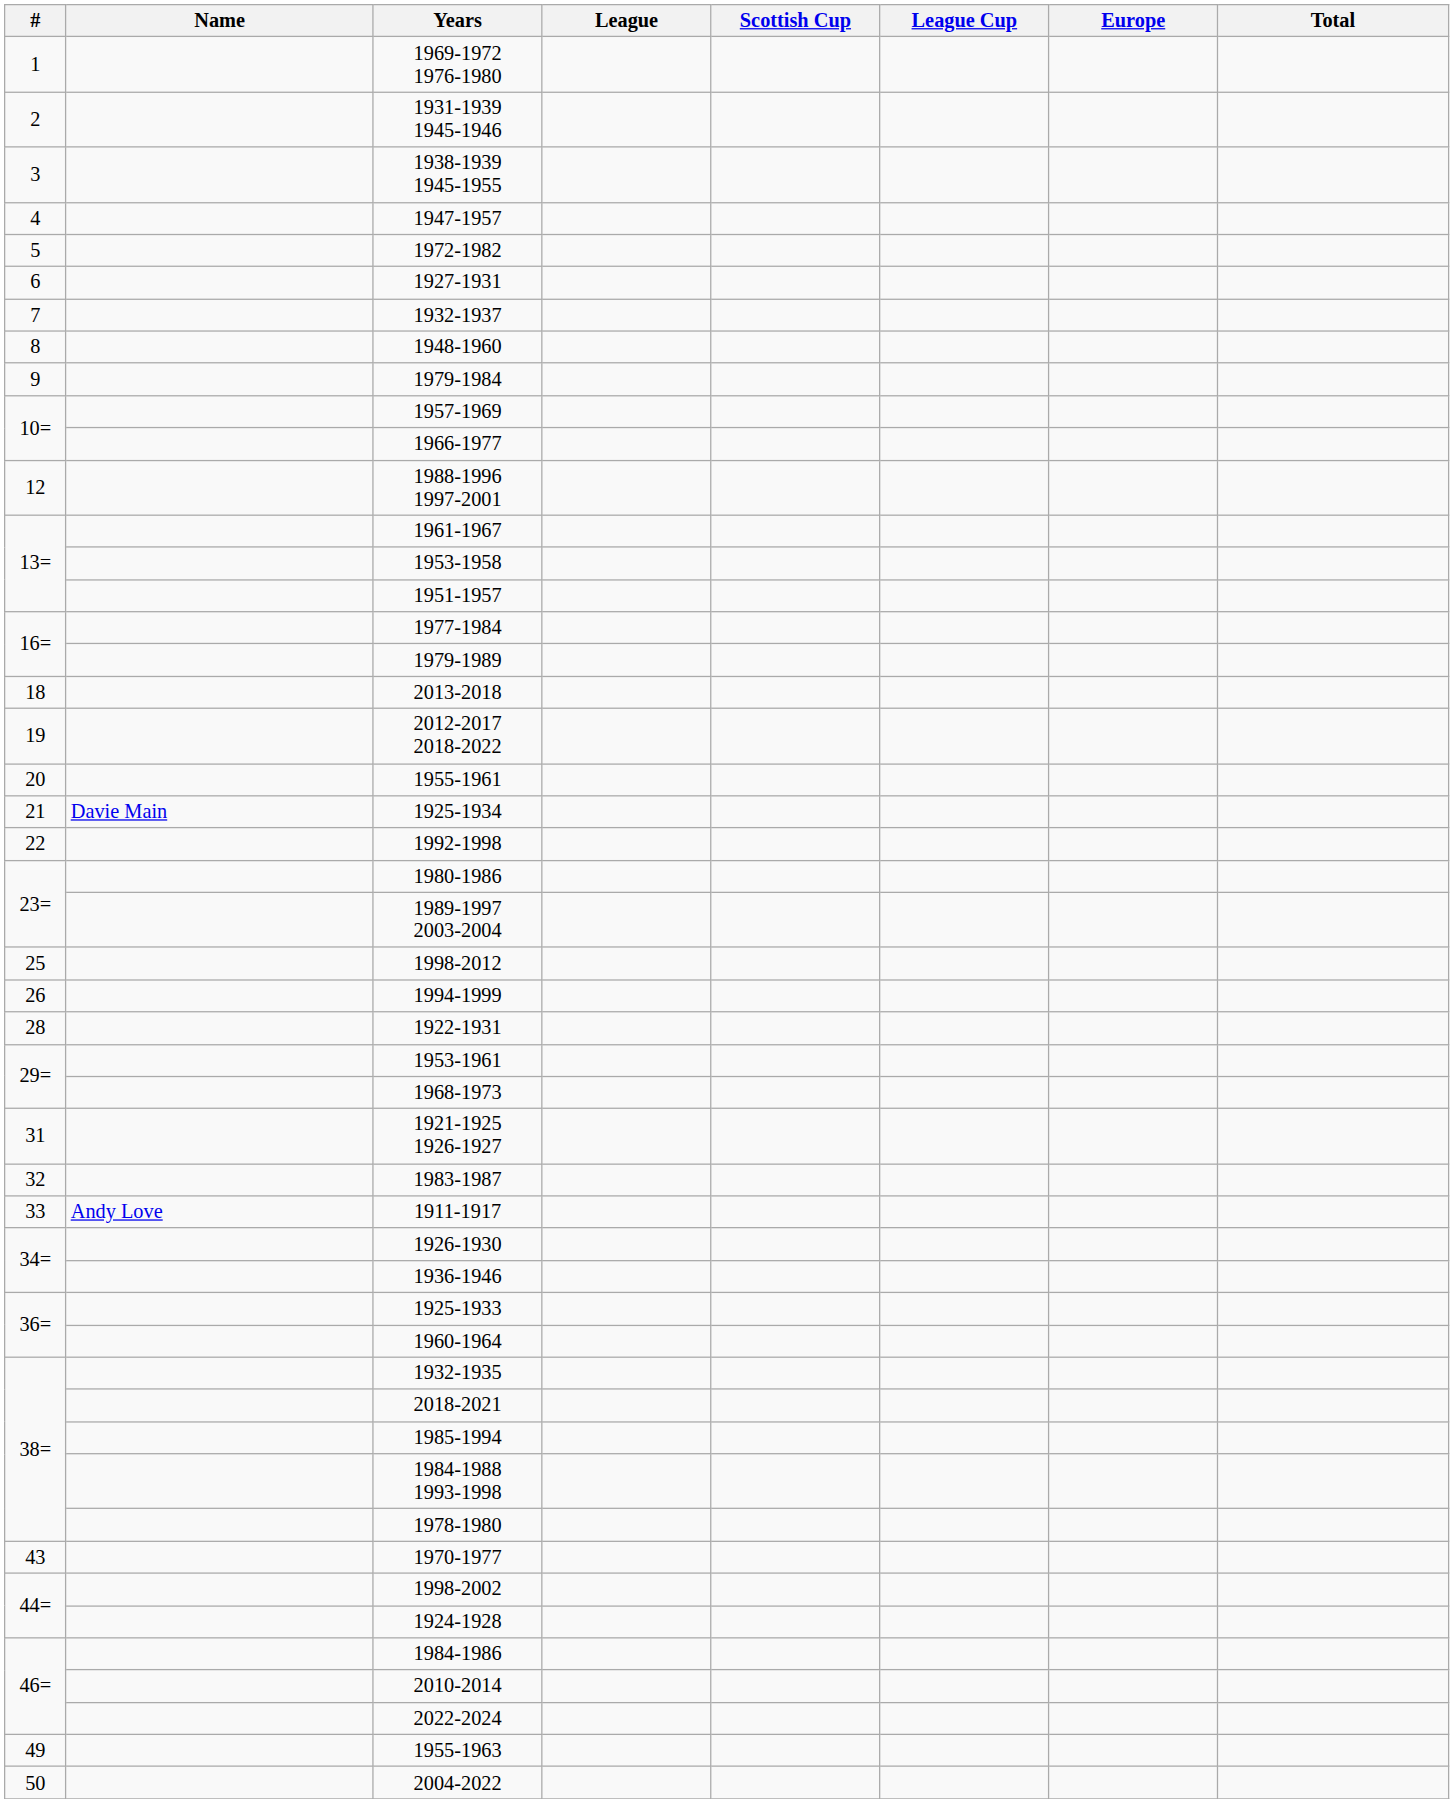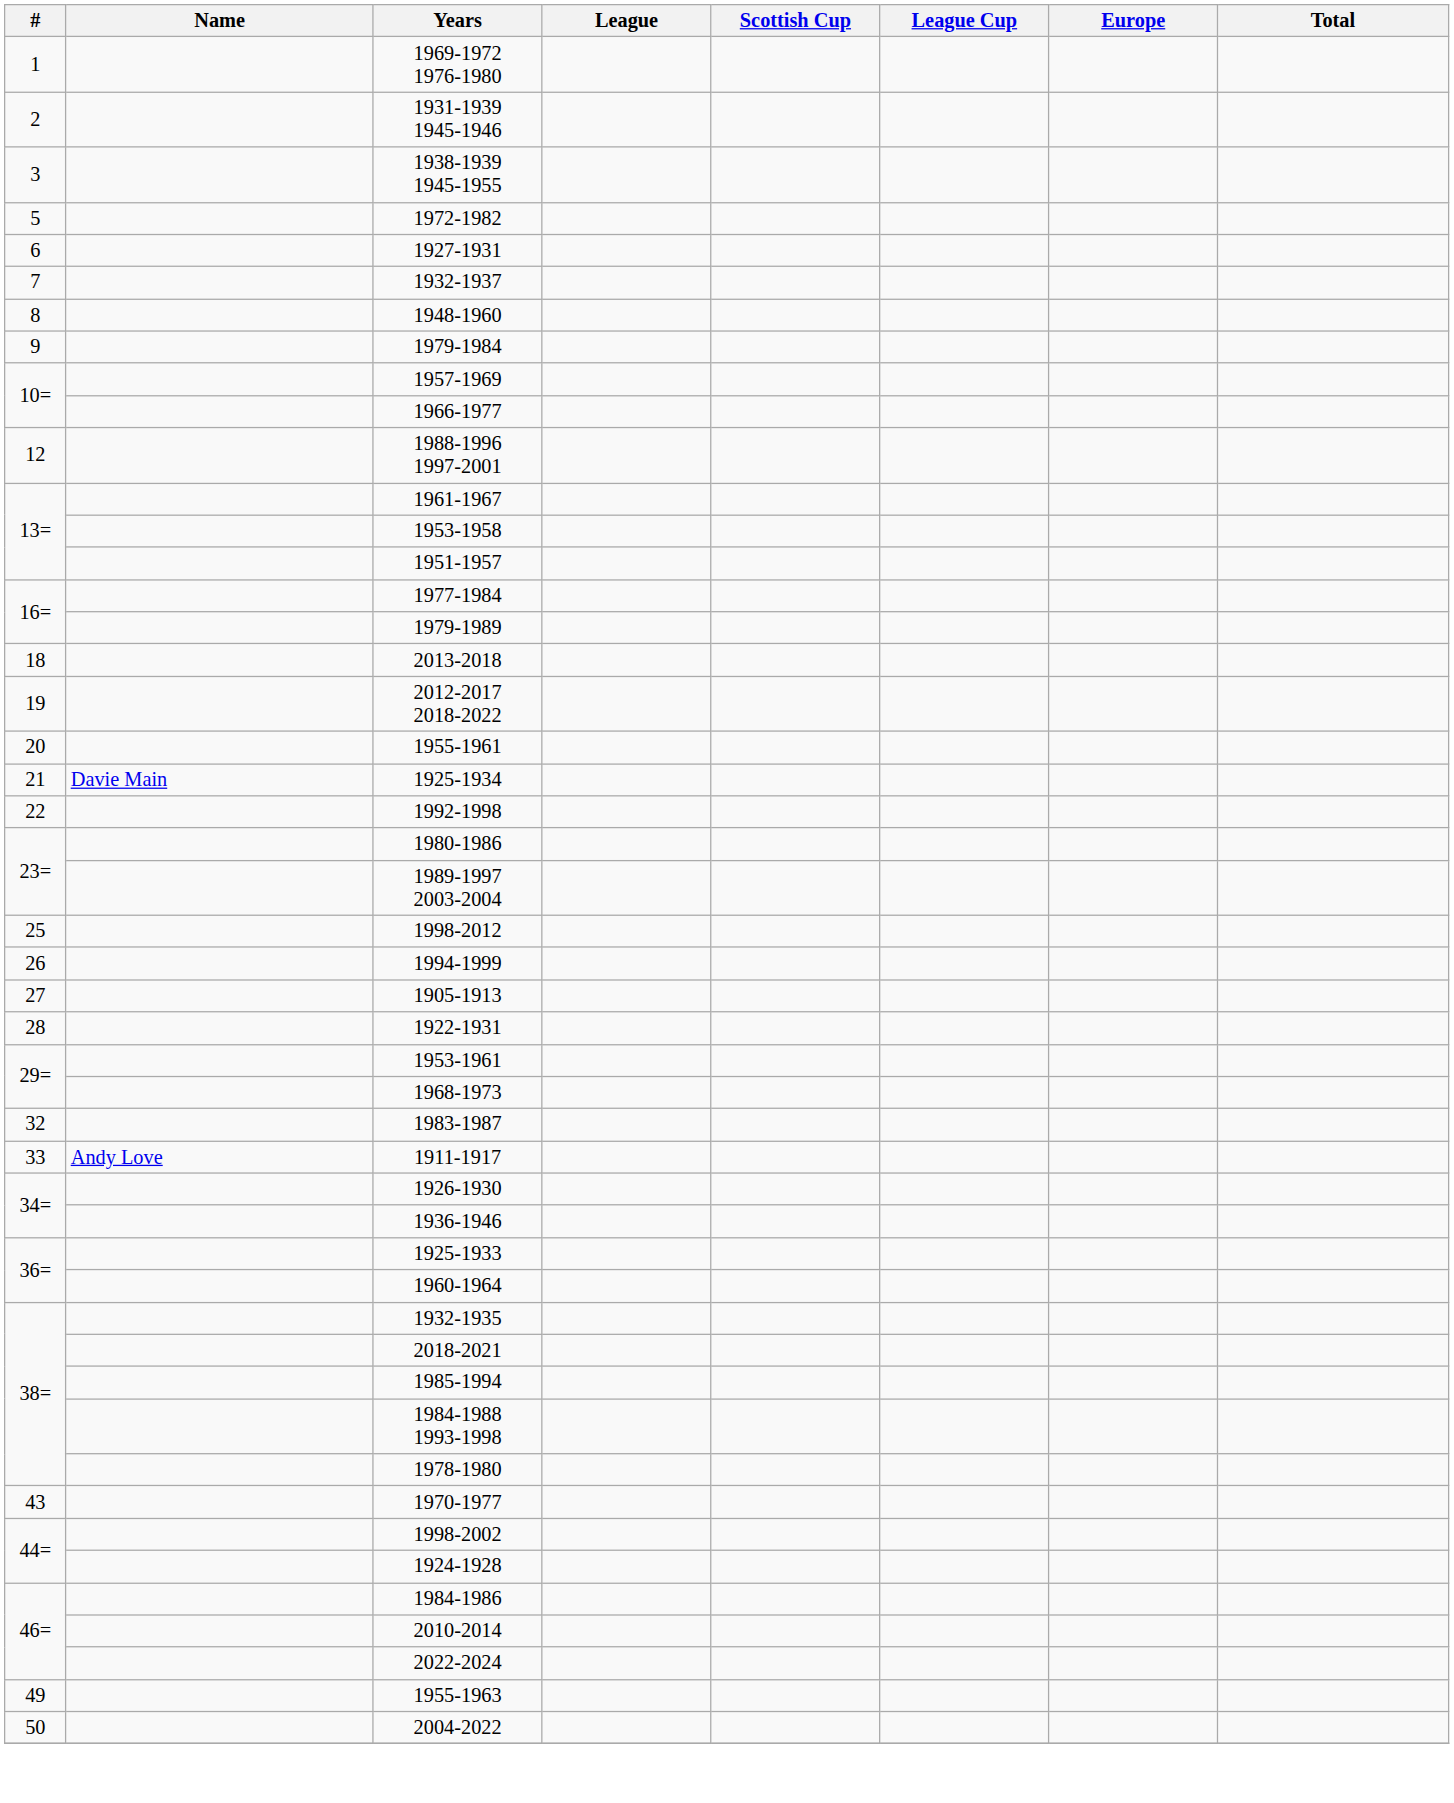- row: (458, 218)
+ row: (458, 995)
- row: (458, 1135)
